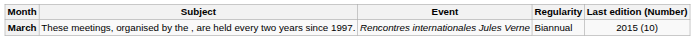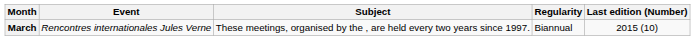columns swapped: (445, 12) <-> (198, 12)
